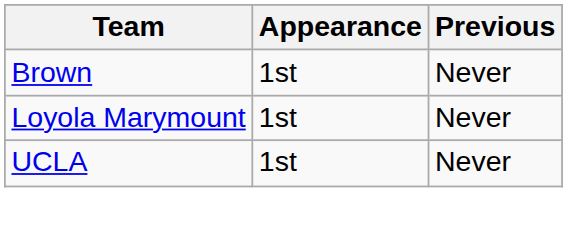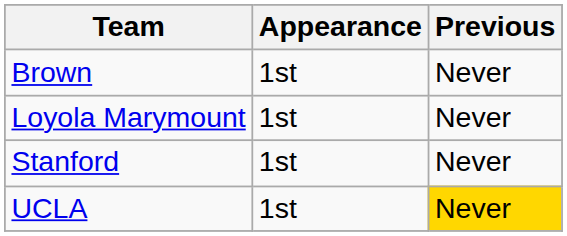+ row: (65, 162)
(473, 162) no background -> (473, 207) gold background
